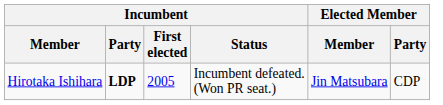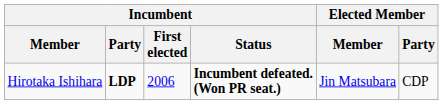(161, 81) 2005 -> (161, 81) 2006
(249, 81) normal -> (253, 81) bold
